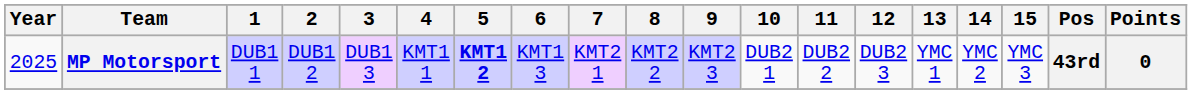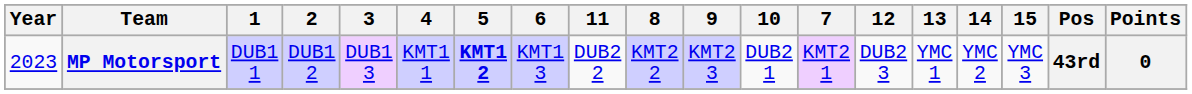columns swapped: (598, 21) <-> (826, 21)
(33, 62) 2025 -> (33, 62) 2023
